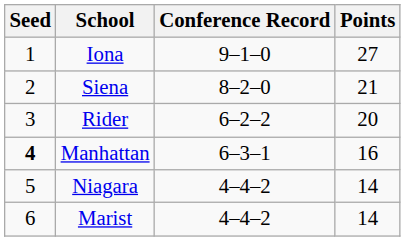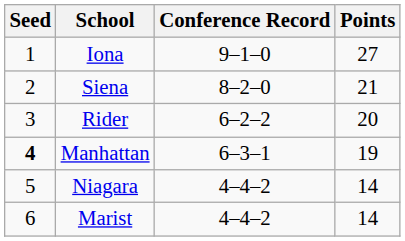(368, 152) 16 -> (368, 152) 19
